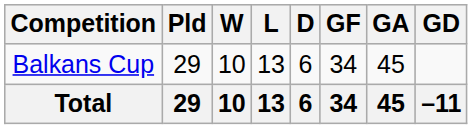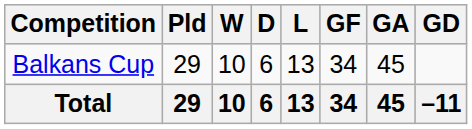columns swapped: (306, 24) <-> (271, 24)
